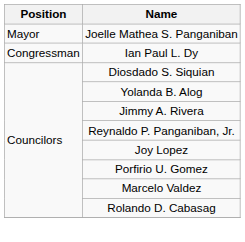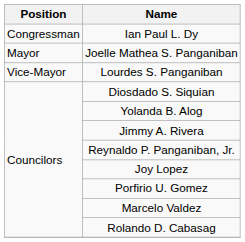rows swapped: (161, 53) <-> (161, 33)
+ row: (161, 72)
